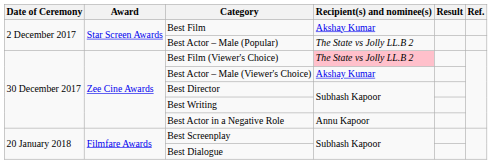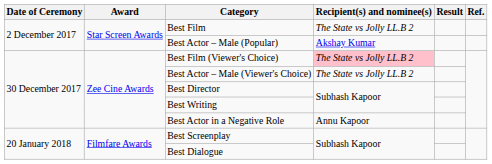(346, 27) Akshay Kumar -> (365, 27) The State vs Jolly LL.B 2
(365, 43) The State vs Jolly LL.B 2 -> (346, 43) Akshay Kumar
(346, 74) Akshay Kumar -> (365, 74) The State vs Jolly LL.B 2
